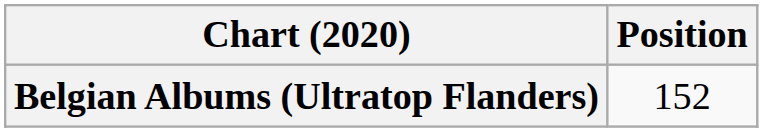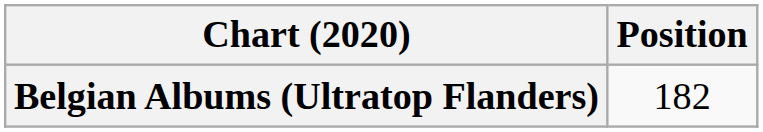(682, 95) 152 -> (682, 95) 182
